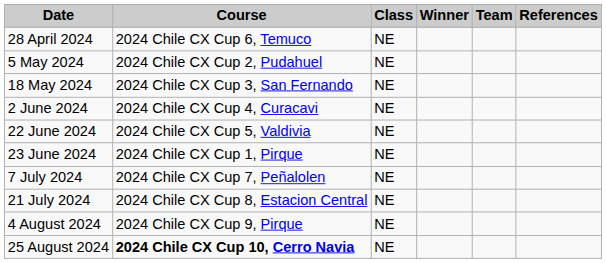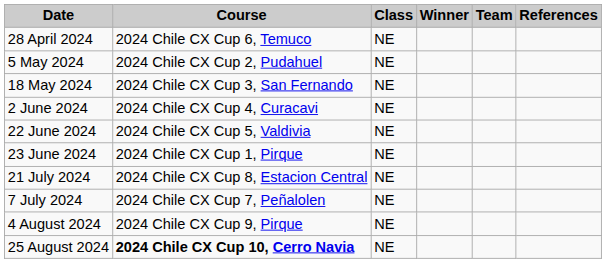rows swapped: (45, 177) <-> (49, 200)
